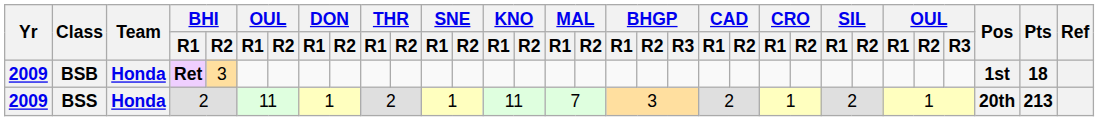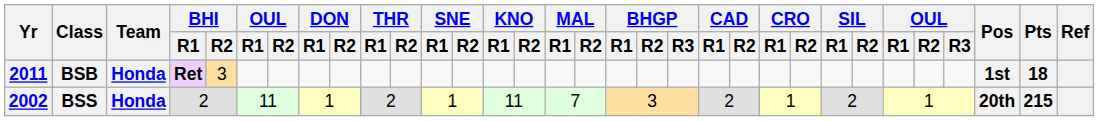(28, 73) 2009 -> (28, 73) 2011
(28, 101) 2009 -> (28, 101) 2002
(1038, 101) 213 -> (1038, 101) 215
